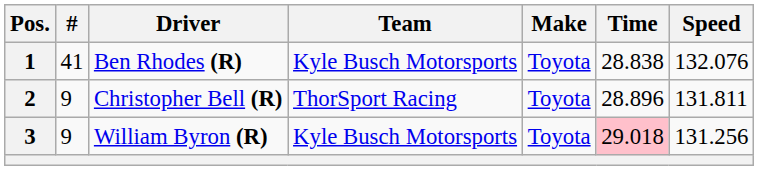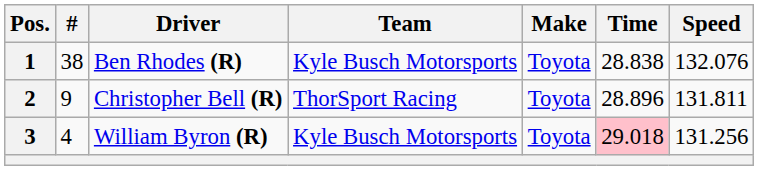(72, 61) 41 -> (72, 61) 38
(66, 136) 9 -> (66, 136) 4
